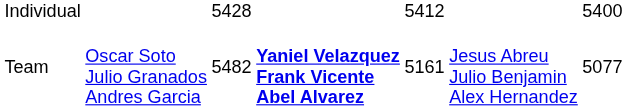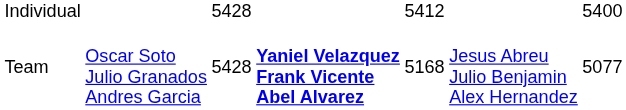(232, 66) 5482 -> (232, 66) 5428
(425, 66) 5161 -> (425, 66) 5168
